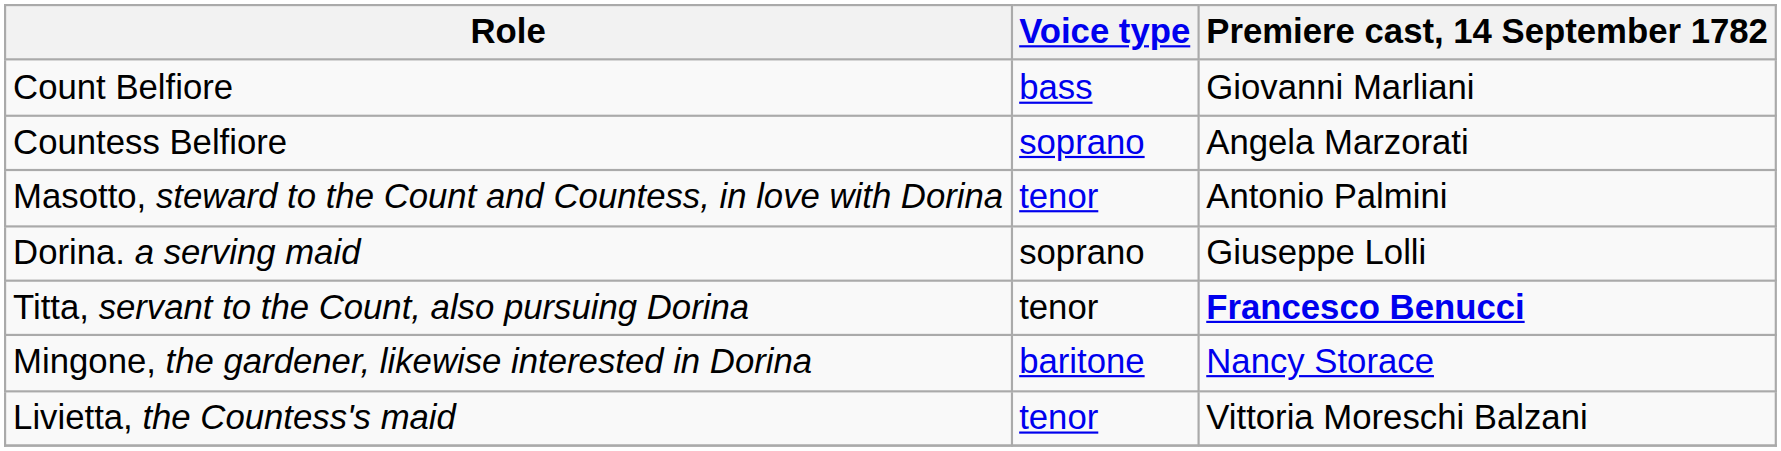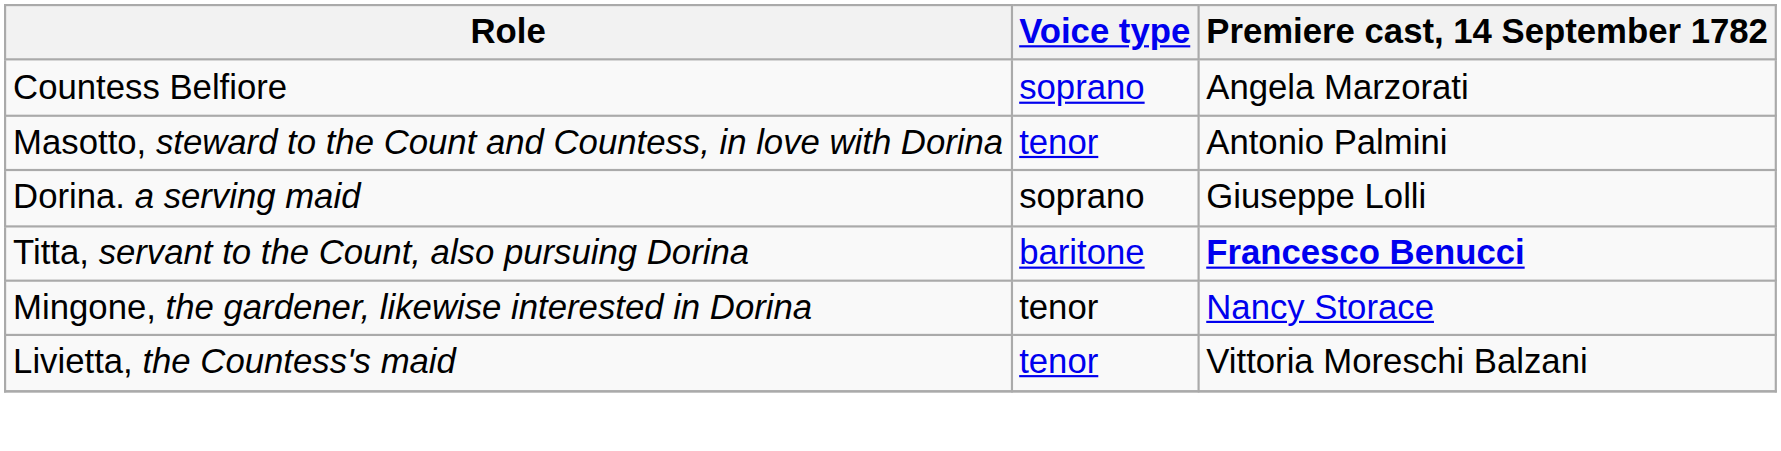- row: (123, 87)
(1059, 307) tenor -> (1082, 252) baritone
(1082, 362) baritone -> (1059, 307) tenor
